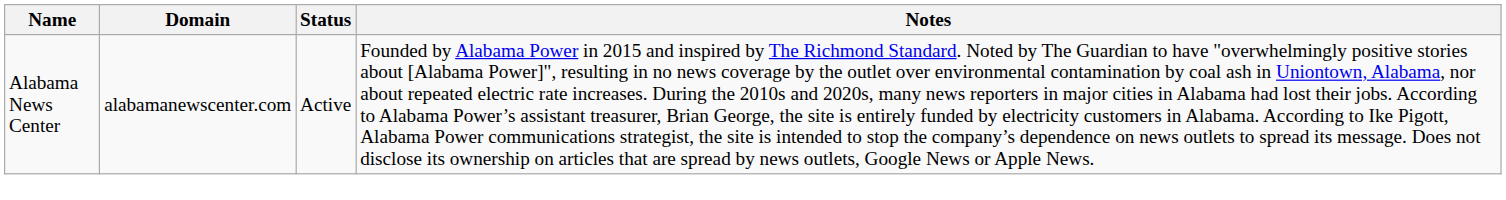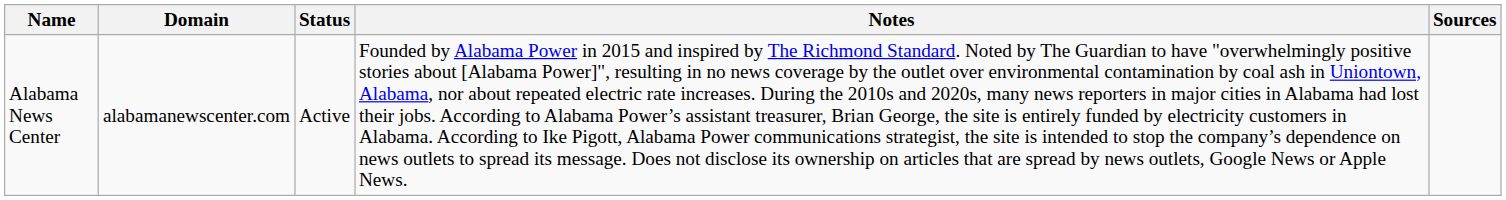+ column: (1465, 19)
